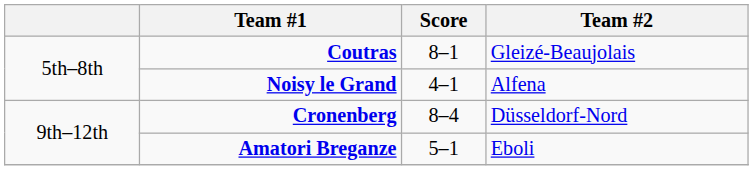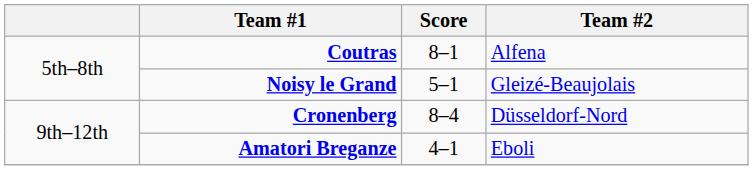(563, 52) Gleizé-Beaujolais -> (518, 52) Alfena
(444, 84) 4–1 -> (444, 84) 5–1
(518, 84) Alfena -> (563, 84) Gleizé-Beaujolais
(444, 148) 5–1 -> (444, 148) 4–1
